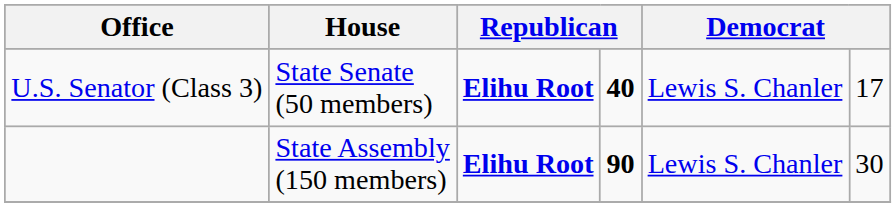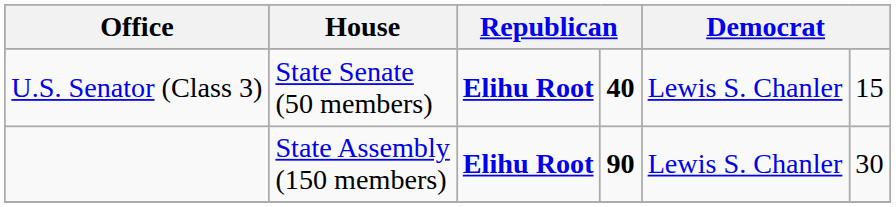(869, 87) 17 -> (869, 87) 15
